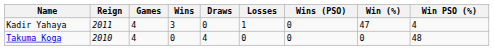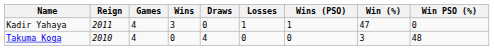(289, 25) 0 -> (289, 25) 1
(414, 25) 4 -> (414, 25) 0
(362, 38) 0 -> (362, 38) 3
